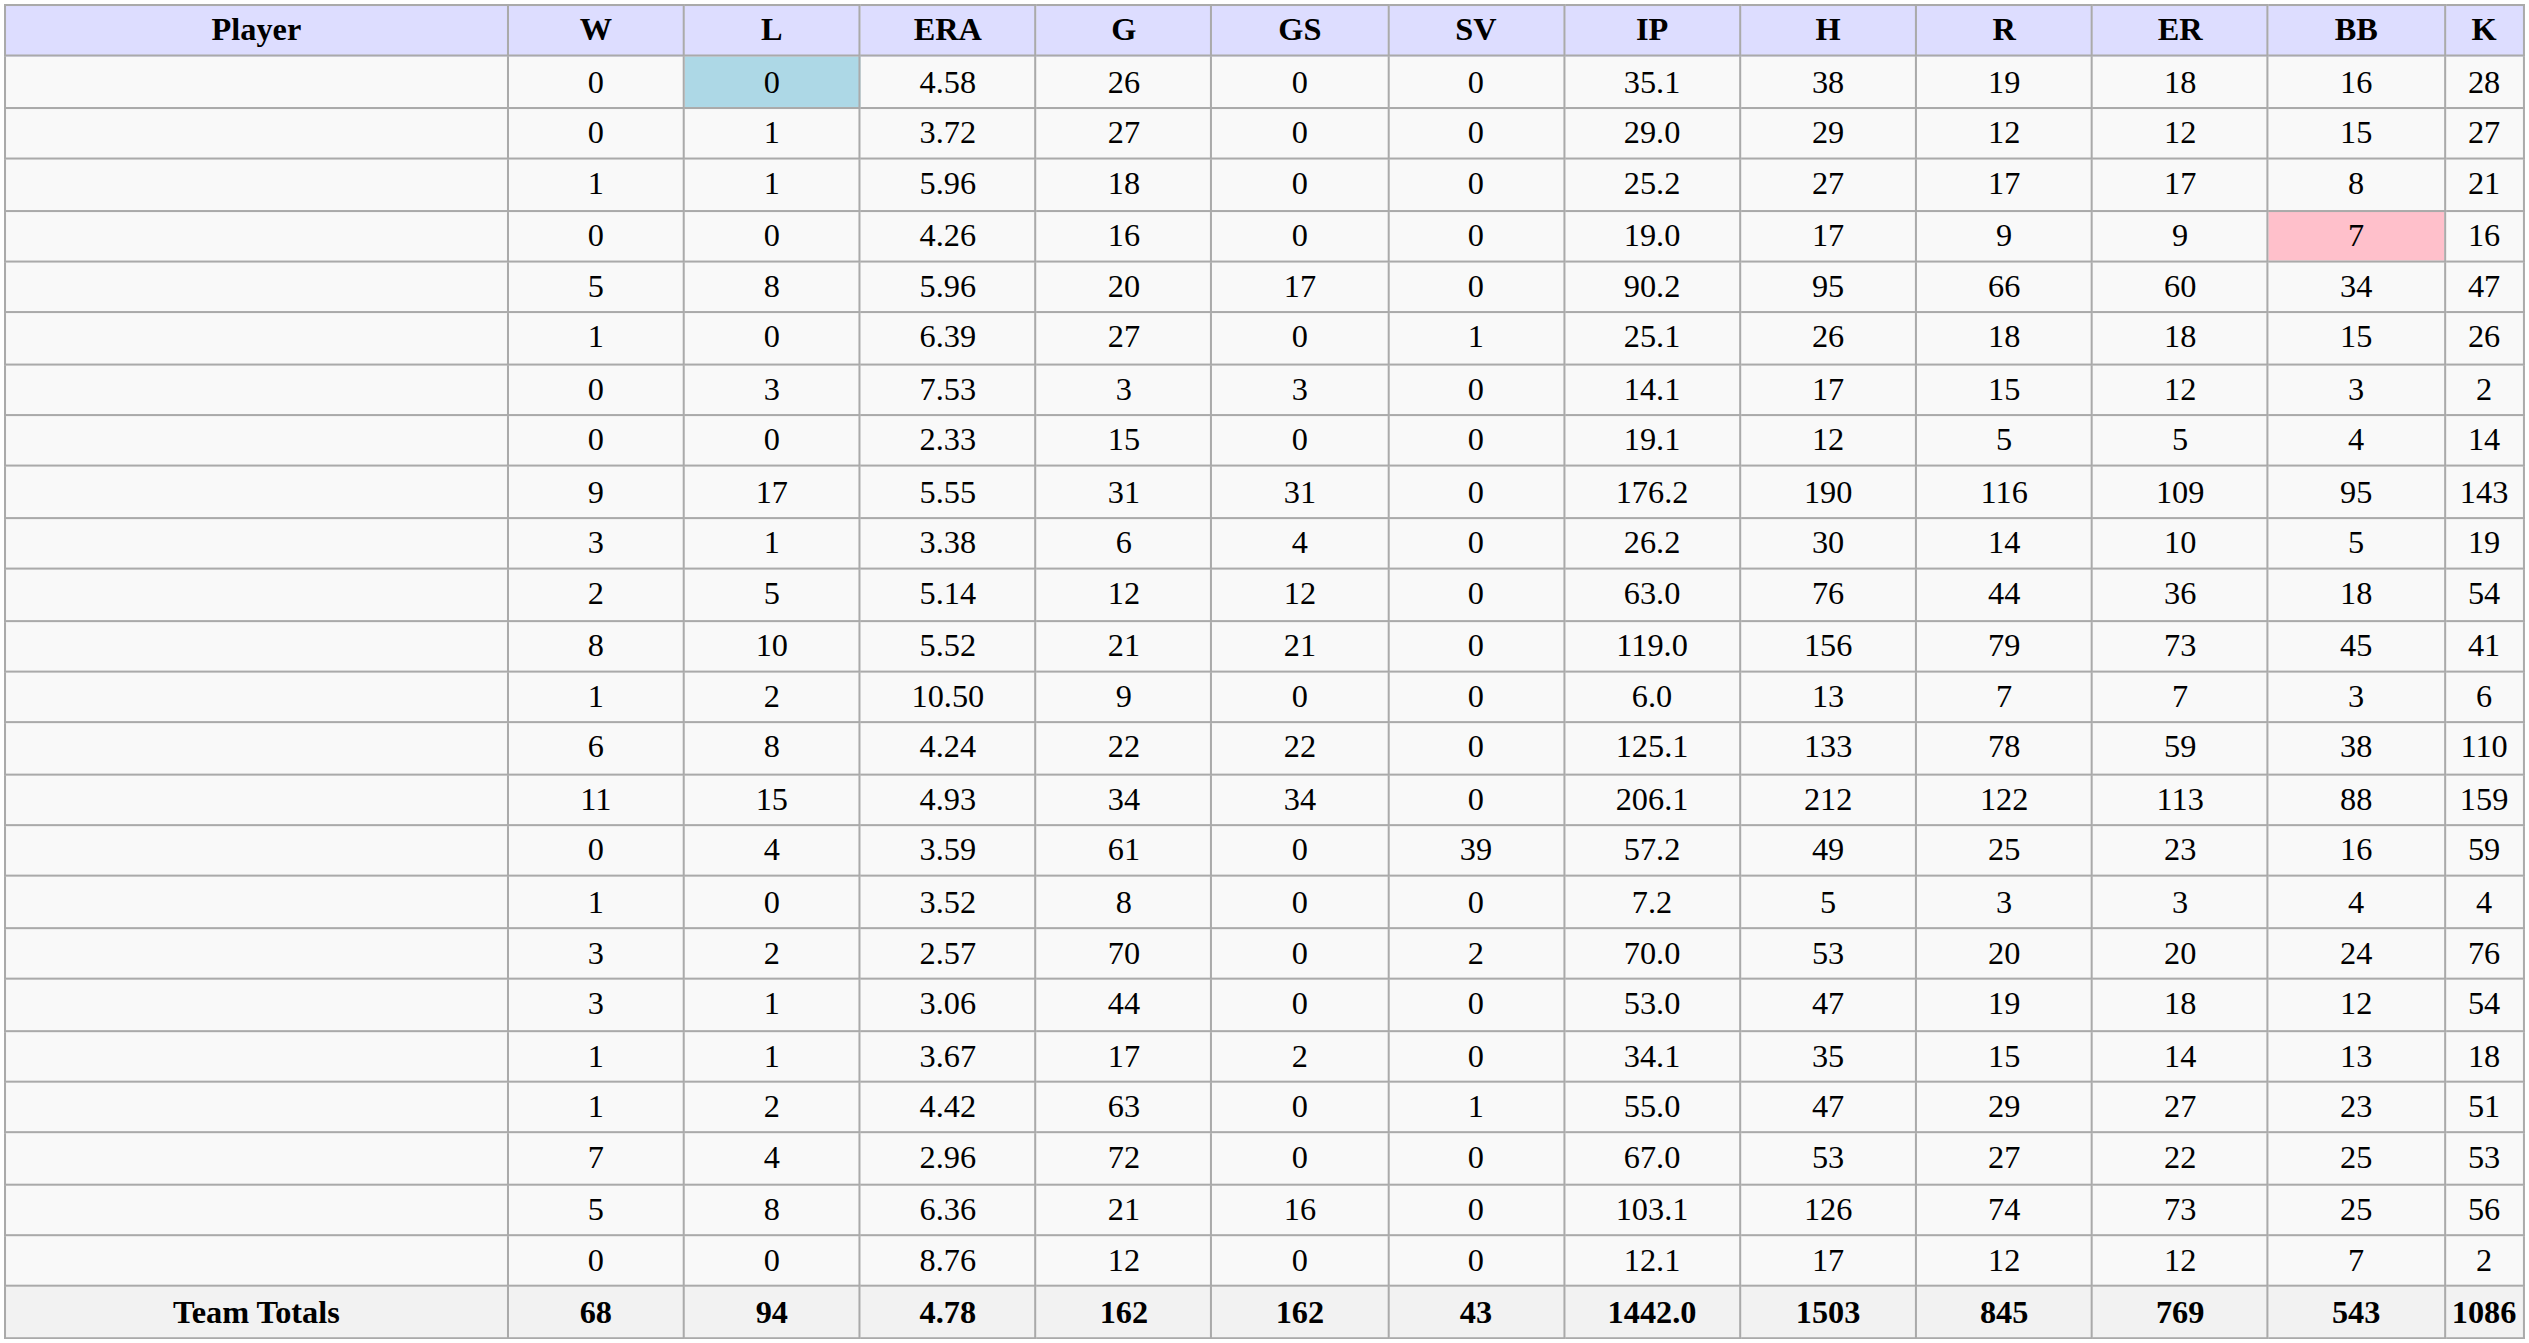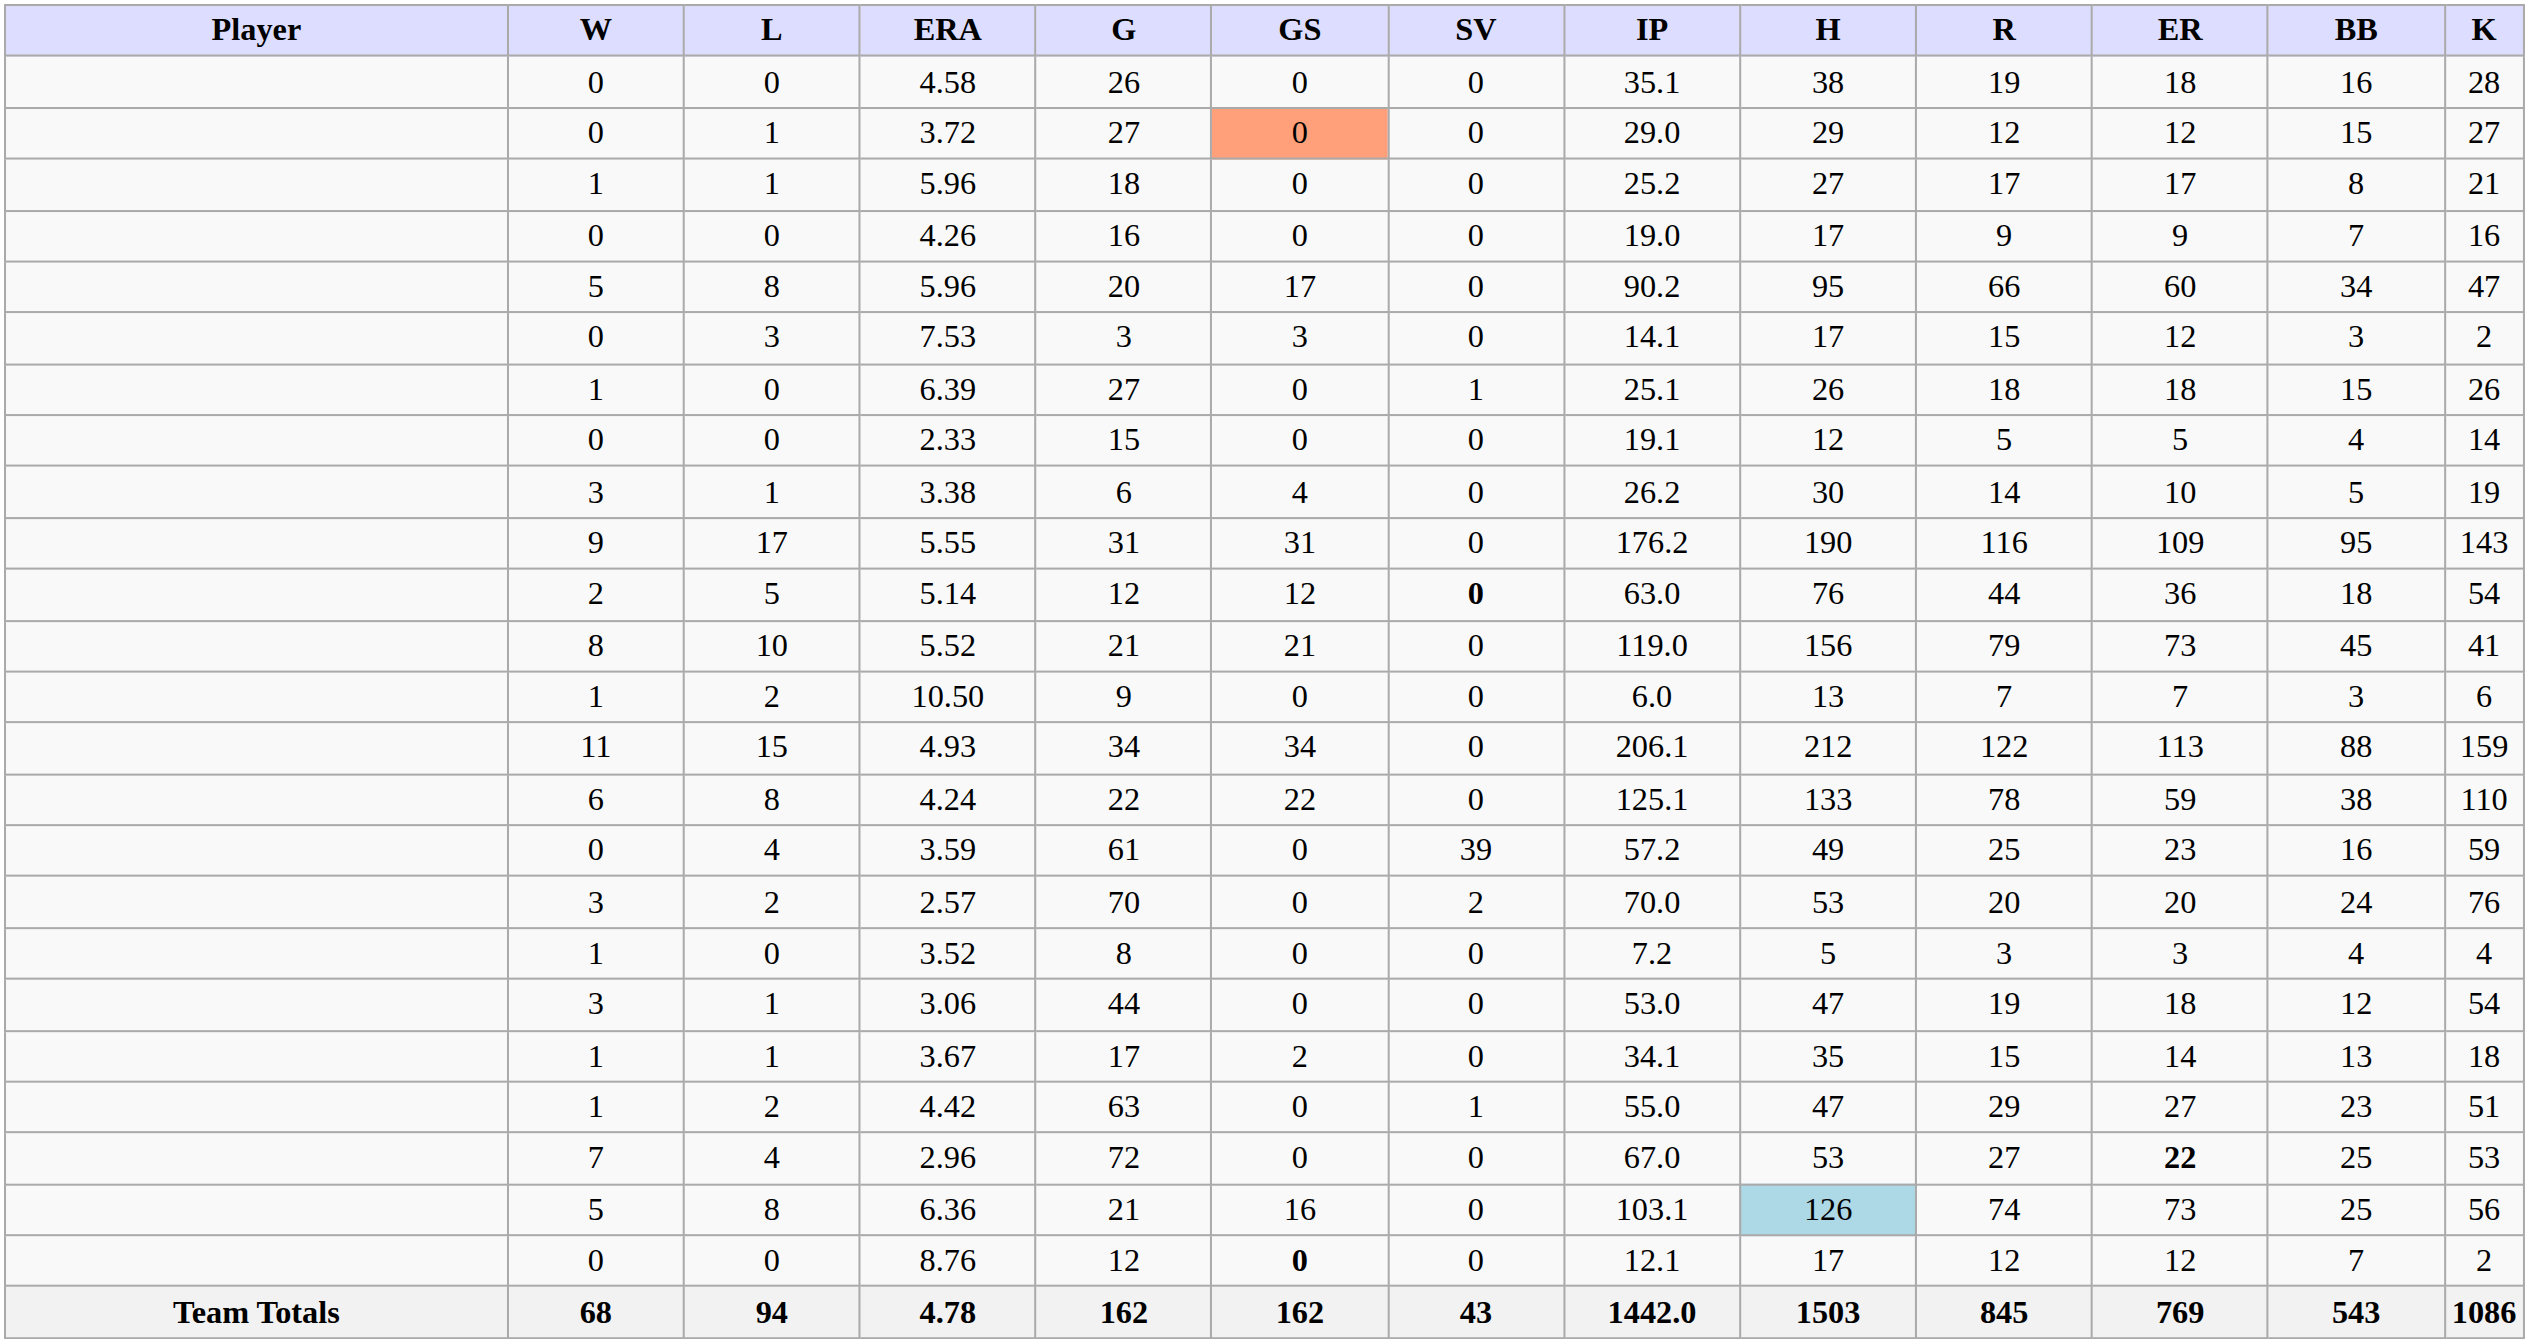(772, 81) lightblue background -> (772, 81) no background
(1300, 132) no background -> (1300, 132) lightsalmon background
(2356, 235) pink background -> (2356, 235) no background
rows swapped: (596, 337) <-> (596, 388)
rows swapped: (596, 542) <-> (596, 491)
(1476, 593) normal -> (1476, 593) bold
rows swapped: (596, 798) <-> (596, 747)
rows swapped: (596, 901) <-> (596, 952)
(2180, 1157) normal -> (2180, 1157) bold
(1828, 1209) no background -> (1828, 1209) lightblue background
(1300, 1260) normal -> (1300, 1260) bold
